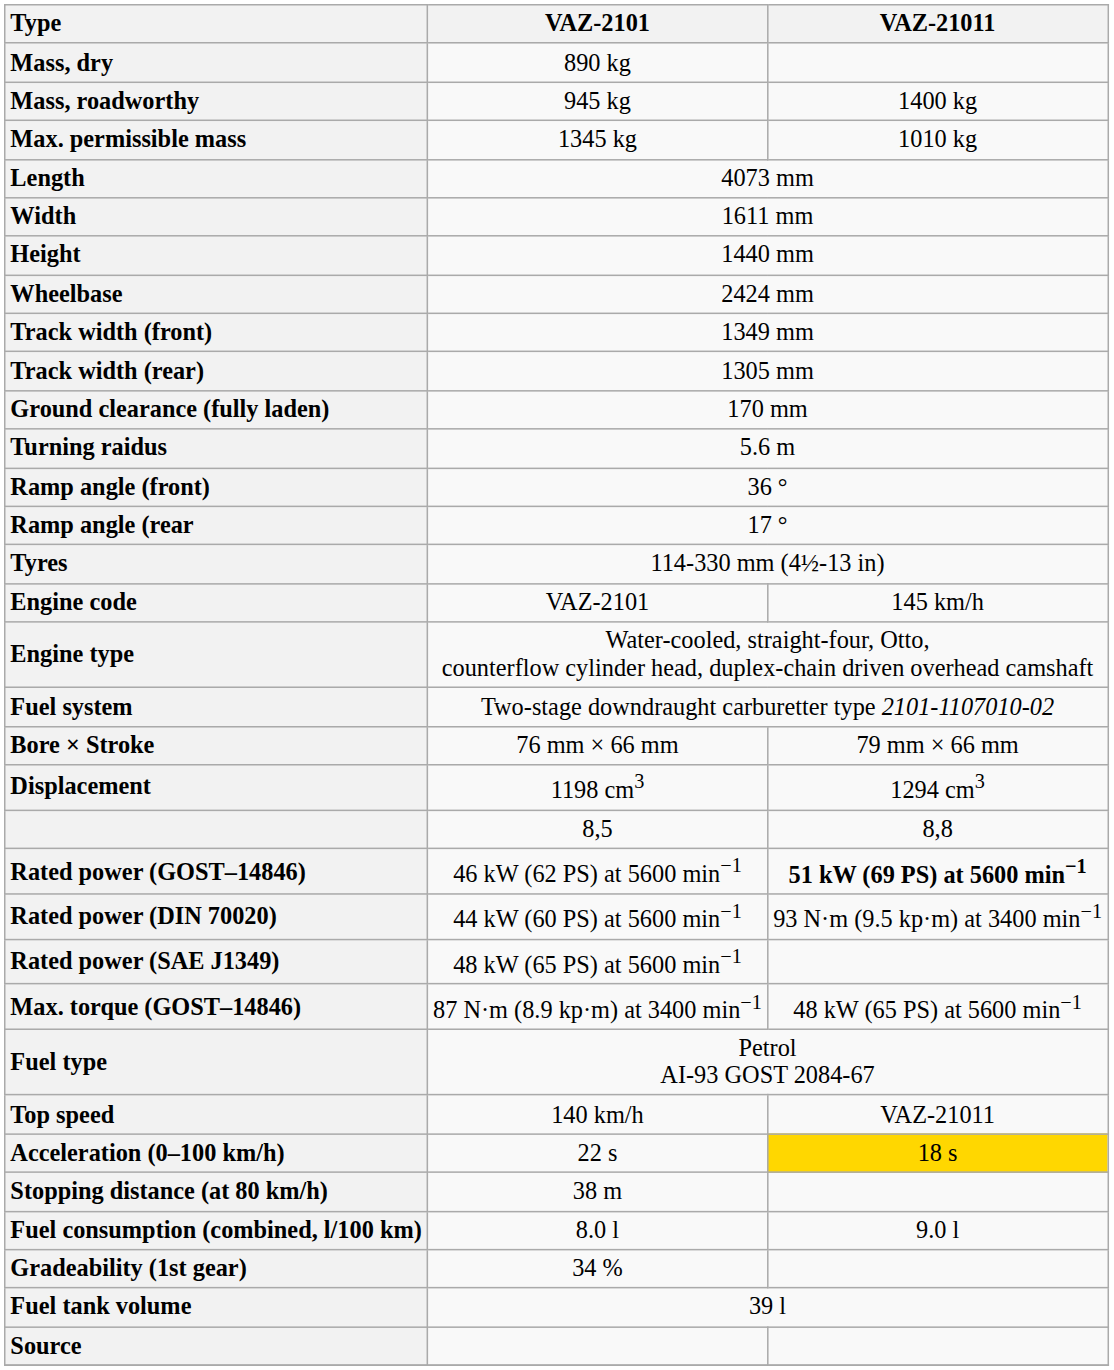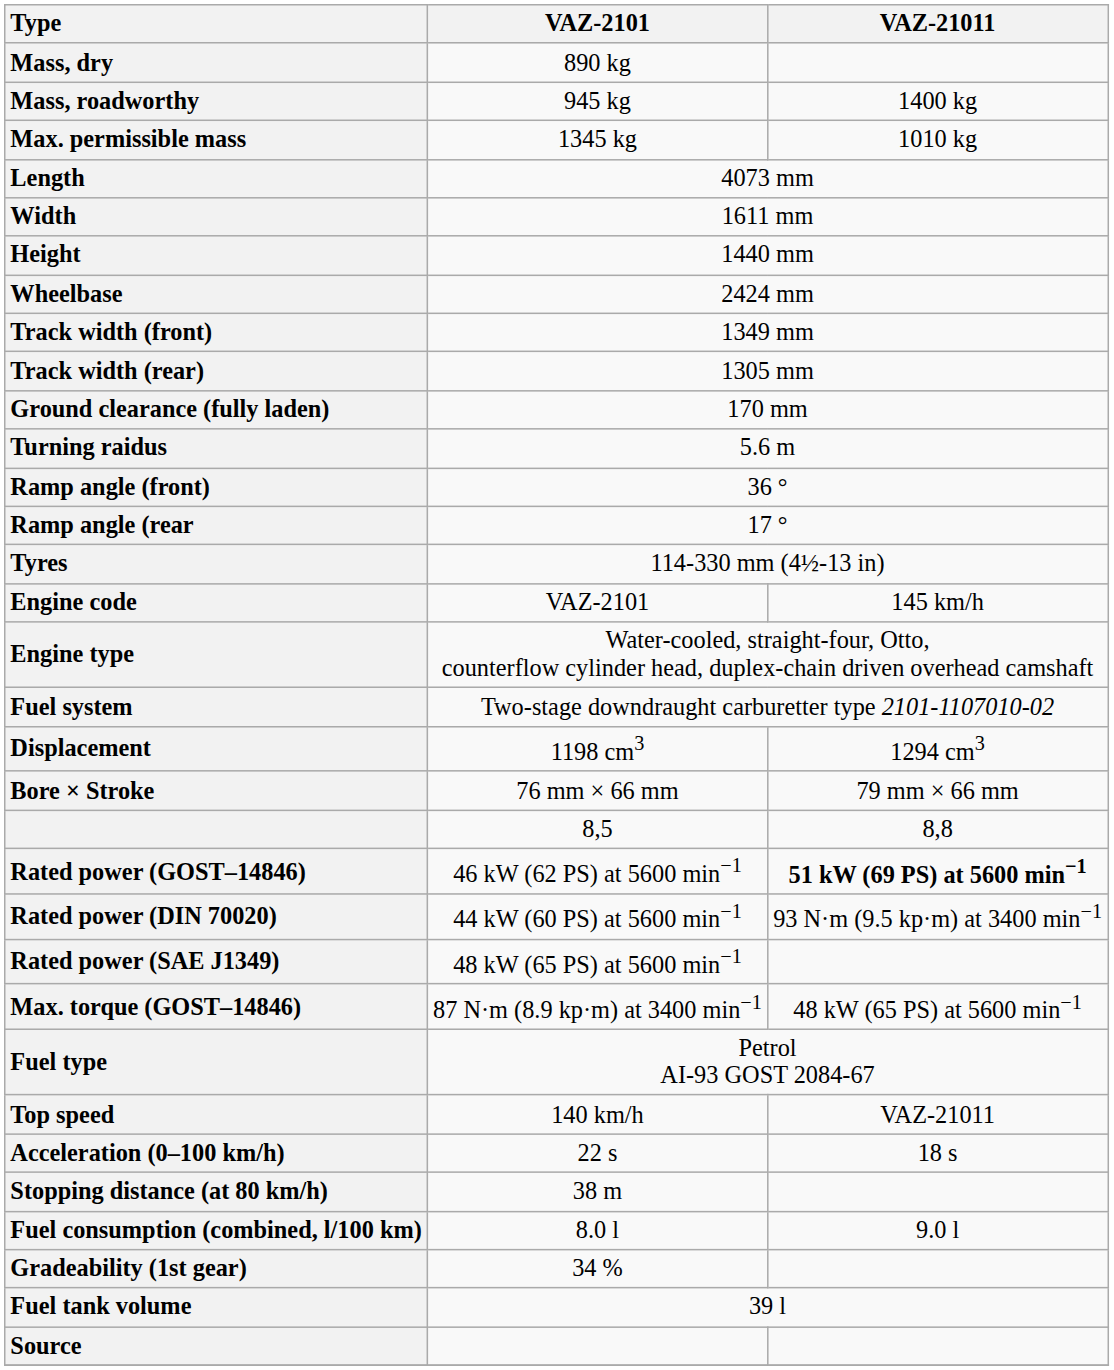rows swapped: (81, 787) <-> (82, 745)
(938, 1152) gold background -> (938, 1152) no background
